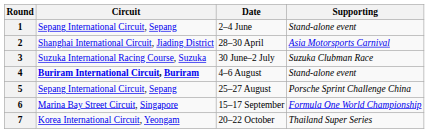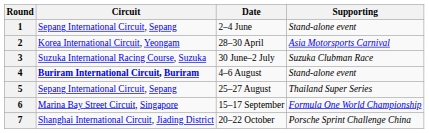(126, 42) Shanghai International Circuit, Jiading District -> (109, 42) Korea International Circuit, Yeongam
(350, 89) Porsche Sprint Challenge China -> (330, 89) Thailand Super Series
(109, 120) Korea International Circuit, Yeongam -> (126, 120) Shanghai International Circuit, Jiading District
(330, 120) Thailand Super Series -> (350, 120) Porsche Sprint Challenge China
